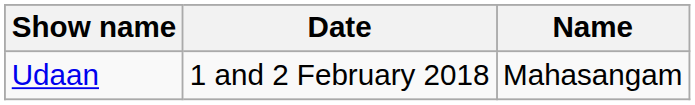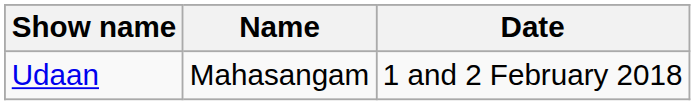columns swapped: (340, 27) <-> (593, 27)
